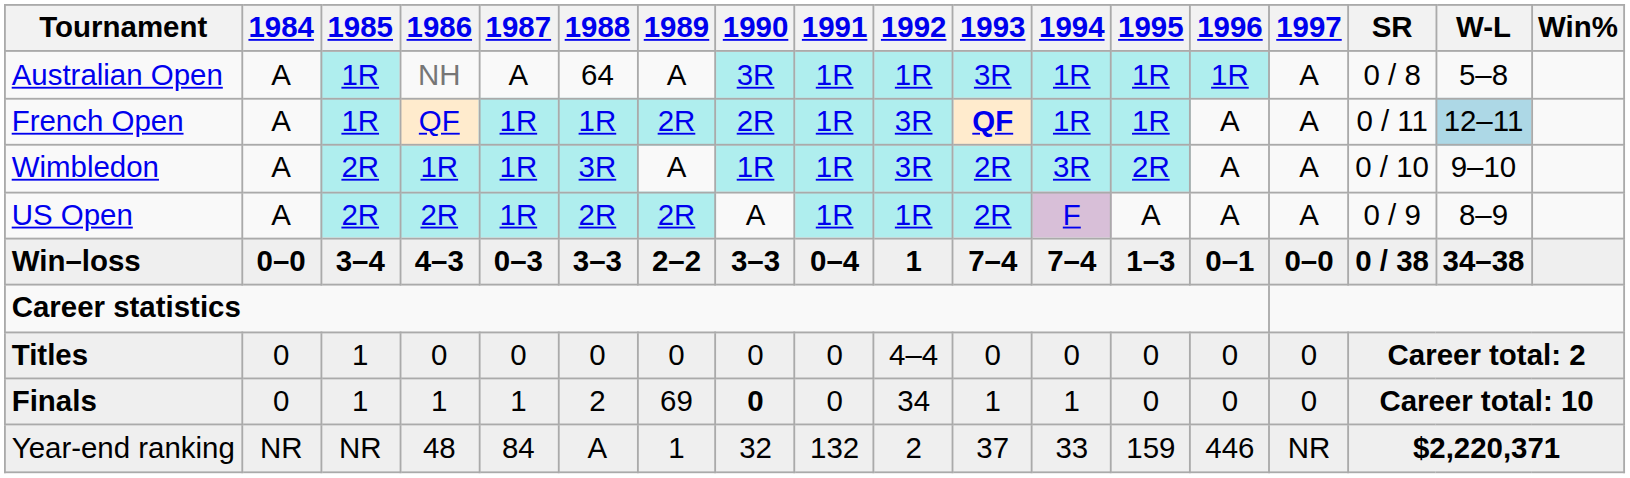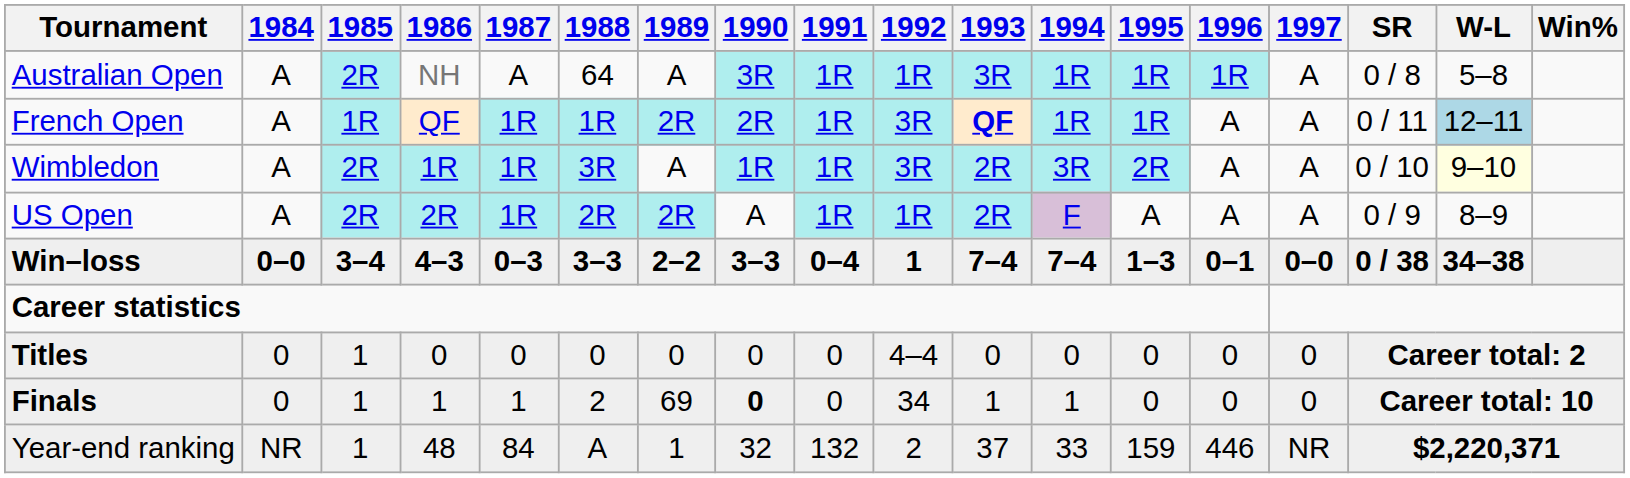(360, 74) 1R -> (360, 74) 2R
(1483, 167) no background -> (1483, 167) lightyellow background
(360, 448) NR -> (360, 448) 1
